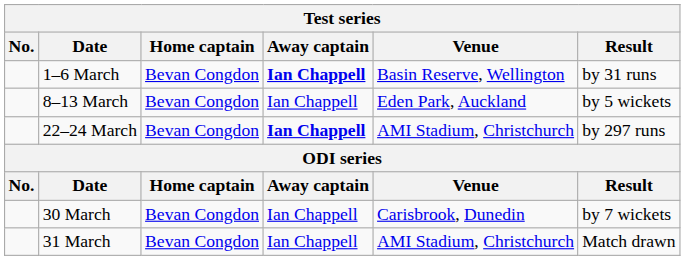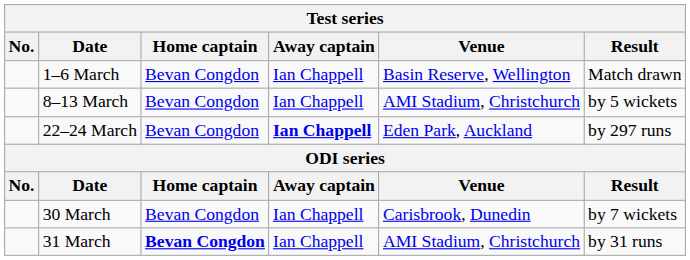(316, 74) bold -> (318, 74) normal
(619, 74) by 31 runs -> (635, 74) Match drawn
(452, 102) Eden Park, Auckland -> (481, 102) AMI Stadium, Christchurch
(476, 130) AMI Stadium, Christchurch -> (458, 130) Eden Park, Auckland
(202, 241) normal -> (205, 241) bold
(629, 241) Match drawn -> (625, 241) by 31 runs
